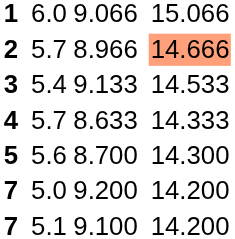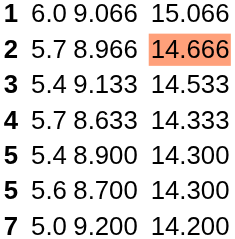+ row: (106, 155)
- row: (106, 226)
